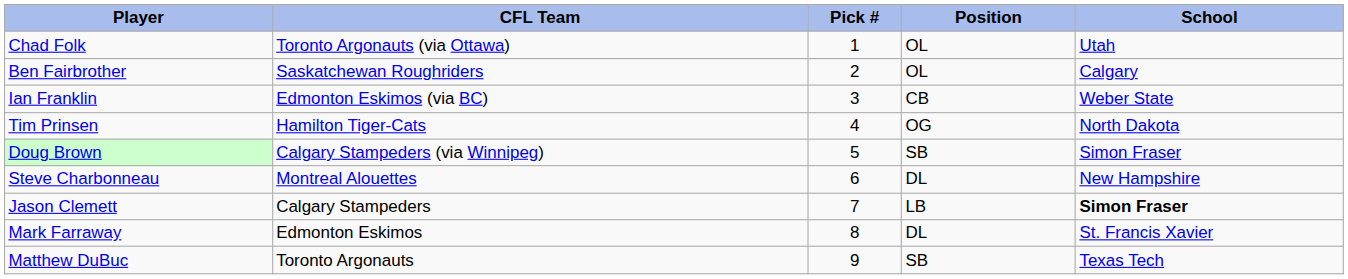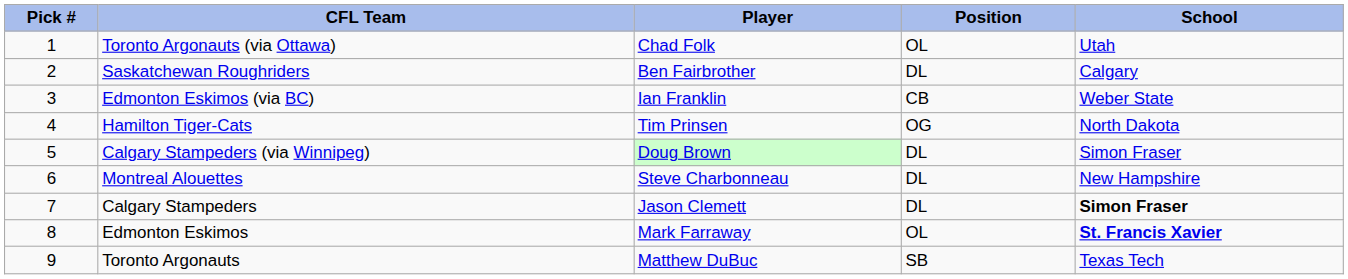columns swapped: (855, 17) <-> (138, 17)
(917, 71) OL -> (916, 71) DL
(917, 152) SB -> (916, 152) DL
(916, 206) LB -> (916, 206) DL
(916, 233) DL -> (917, 233) OL
(1146, 233) normal -> (1151, 233) bold
